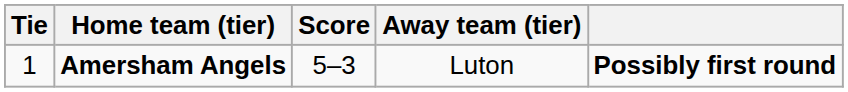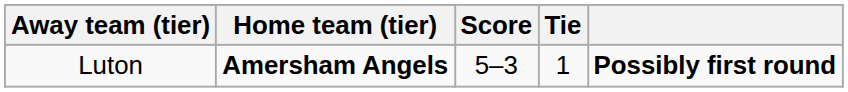columns swapped: (30, 25) <-> (482, 25)
